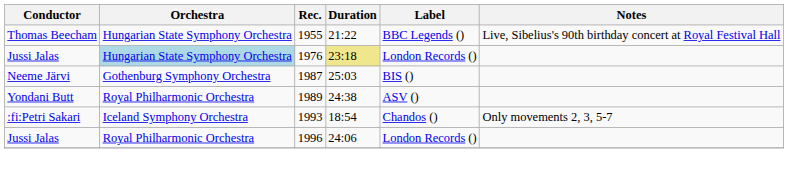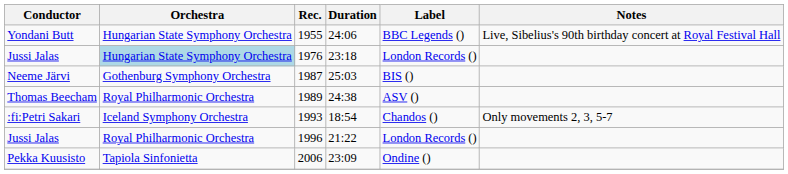(52, 35) Thomas Beecham -> (40, 35) Yondani Butt
(343, 35) 21:22 -> (343, 35) 24:06
(343, 56) khaki background -> (343, 56) no background
(40, 97) Yondani Butt -> (52, 97) Thomas Beecham
(343, 138) 24:06 -> (343, 138) 21:22
+ row: (310, 158)
